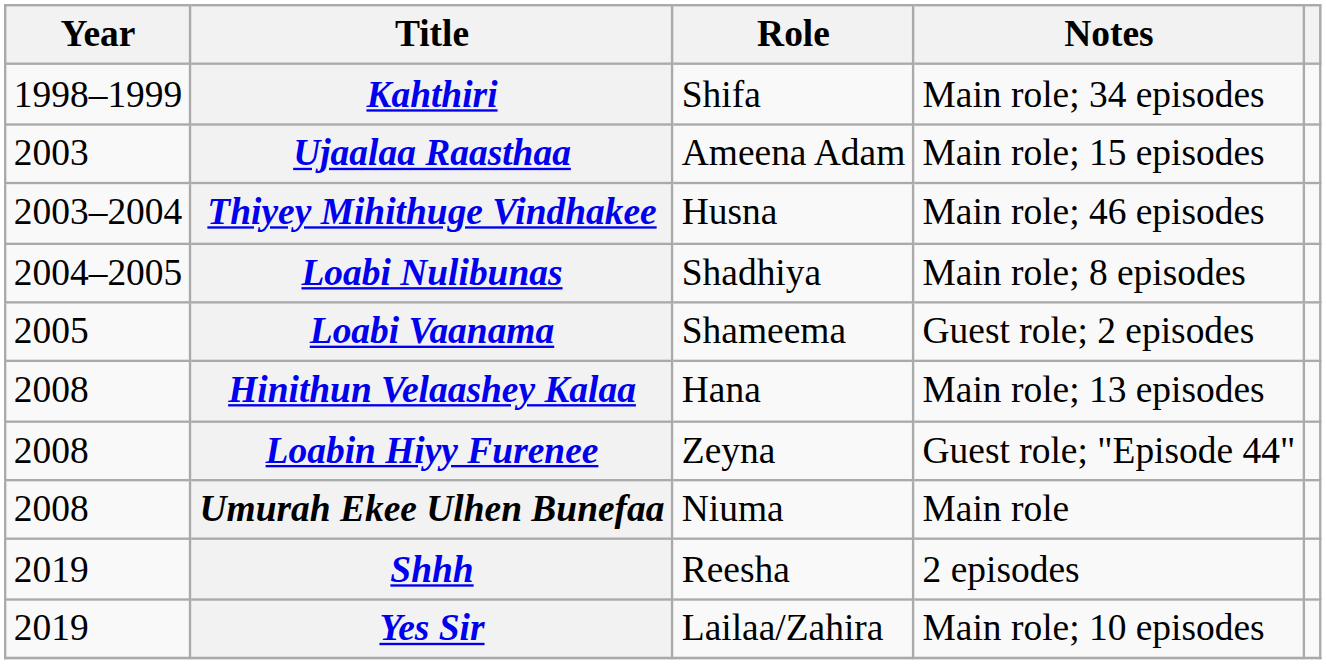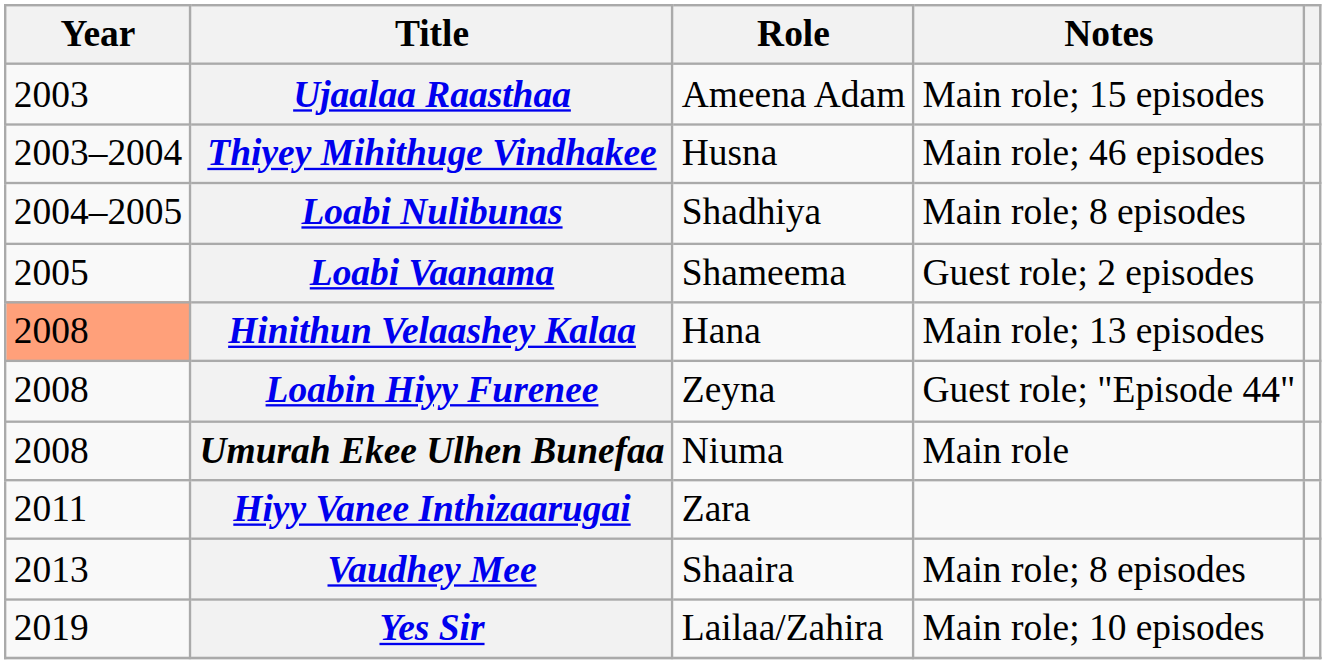- row: (432, 93)
(51, 390) no background -> (51, 331) lightsalmon background
+ row: (432, 509)
+ row: (432, 568)
- row: (432, 568)
